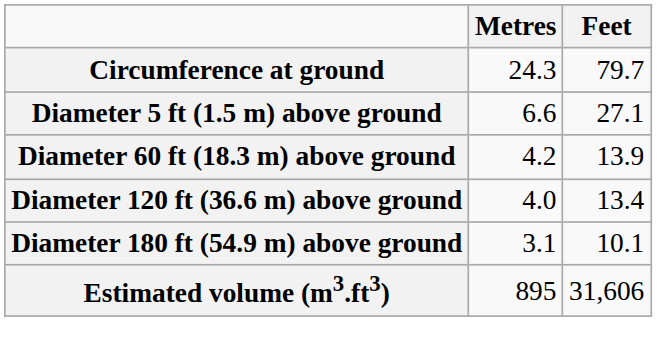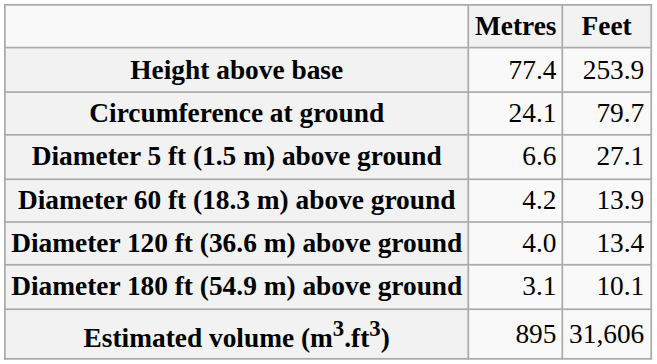+ row: (237, 69)
(532, 69) 24.3 -> (532, 112) 24.1
